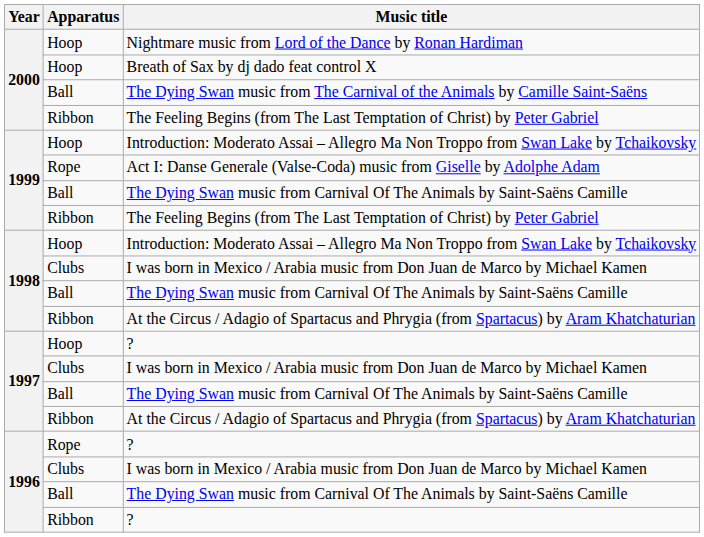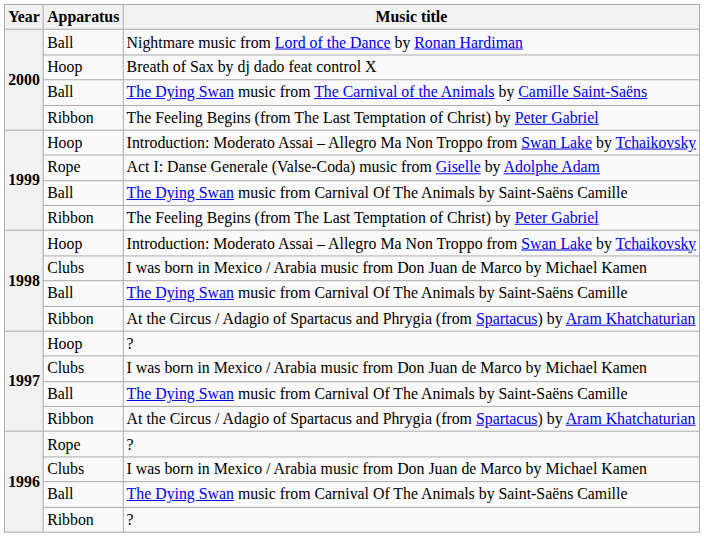(65, 42) Hoop -> (60, 42) Ball
